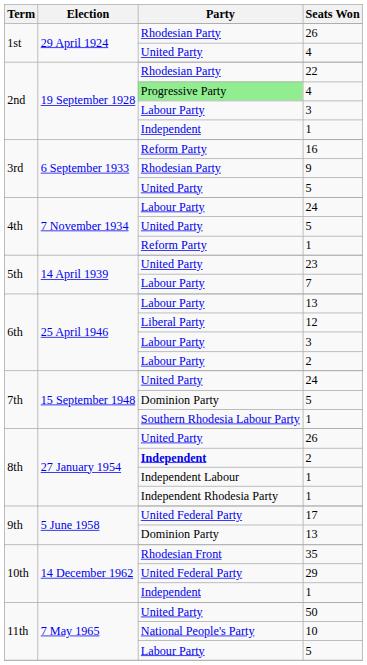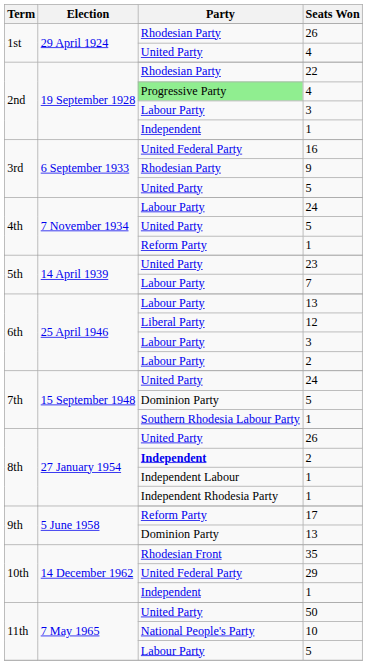(174, 149) Reform Party -> (192, 149) United Federal Party
(192, 515) United Federal Party -> (174, 515) Reform Party
